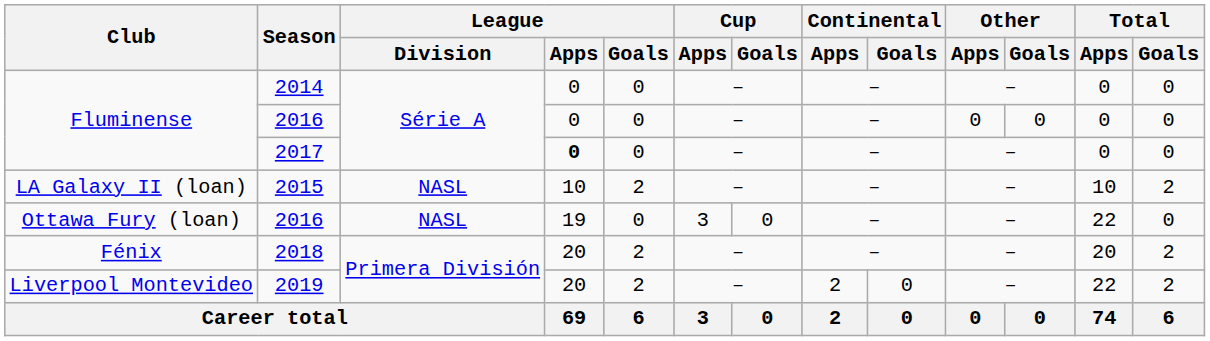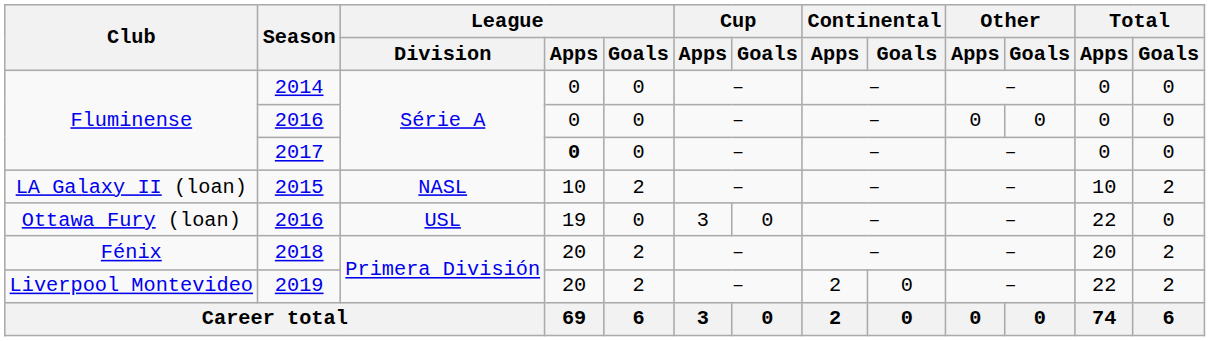(443, 220) NASL -> (443, 220) USL
